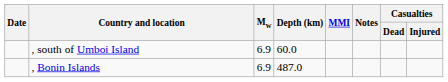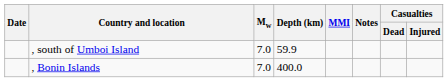(264, 49) 6.9 -> (264, 49) 7.0
(287, 49) 60.0 -> (287, 49) 59.9
(264, 67) 6.9 -> (264, 67) 7.0
(289, 67) 487.0 -> (289, 67) 400.0
